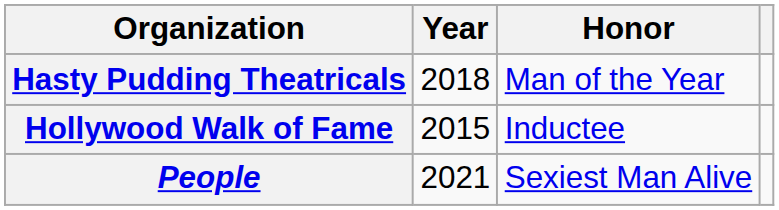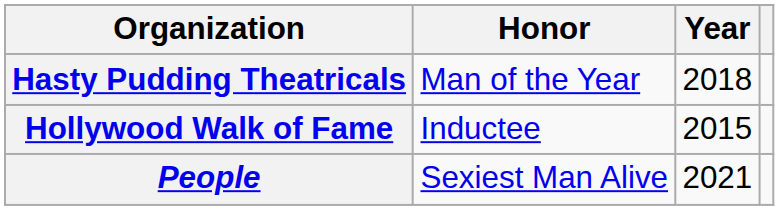columns swapped: (455, 29) <-> (628, 29)
